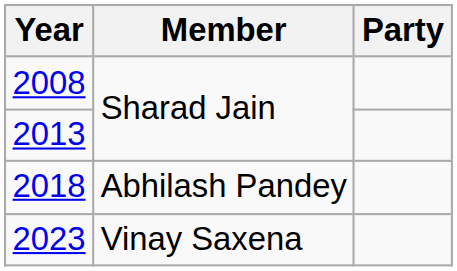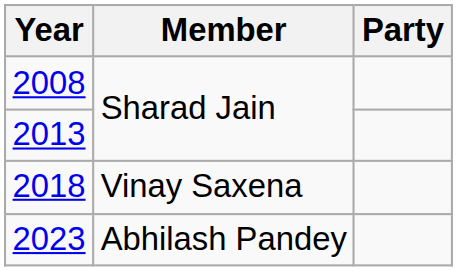(224, 186) Abhilash Pandey -> (202, 186) Vinay Saxena
(202, 238) Vinay Saxena -> (224, 238) Abhilash Pandey
